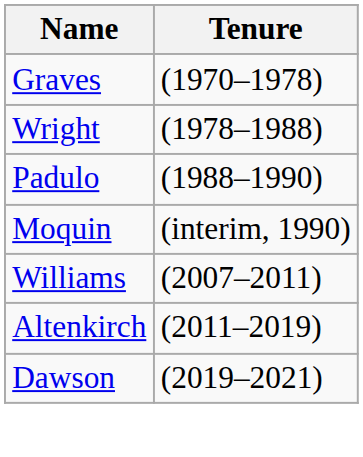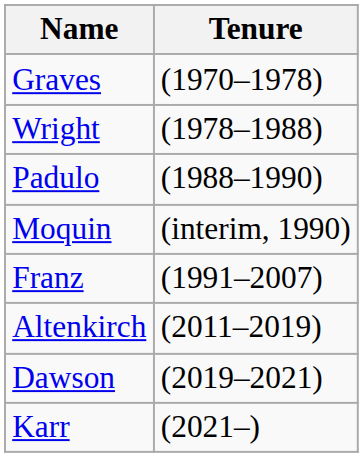+ row: (48, 278)
- row: (69, 278)
+ row: (41, 427)
